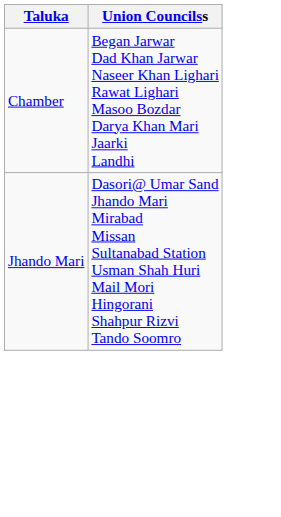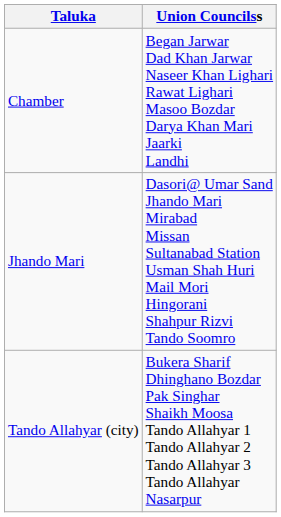+ row: (73, 430)
